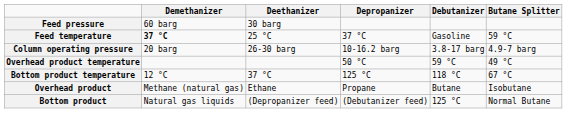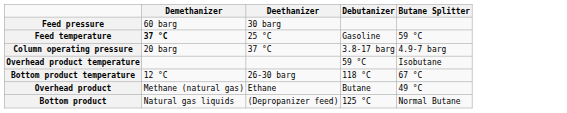- column: (385, 11)
(272, 50) 26-30 barg -> (260, 50) 37 °C
(500, 62) 49 °C -> (420, 62) Isobutane
(260, 75) 37 °C -> (272, 75) 26-30 barg
(510, 88) Isobutane -> (410, 88) 49 °C
